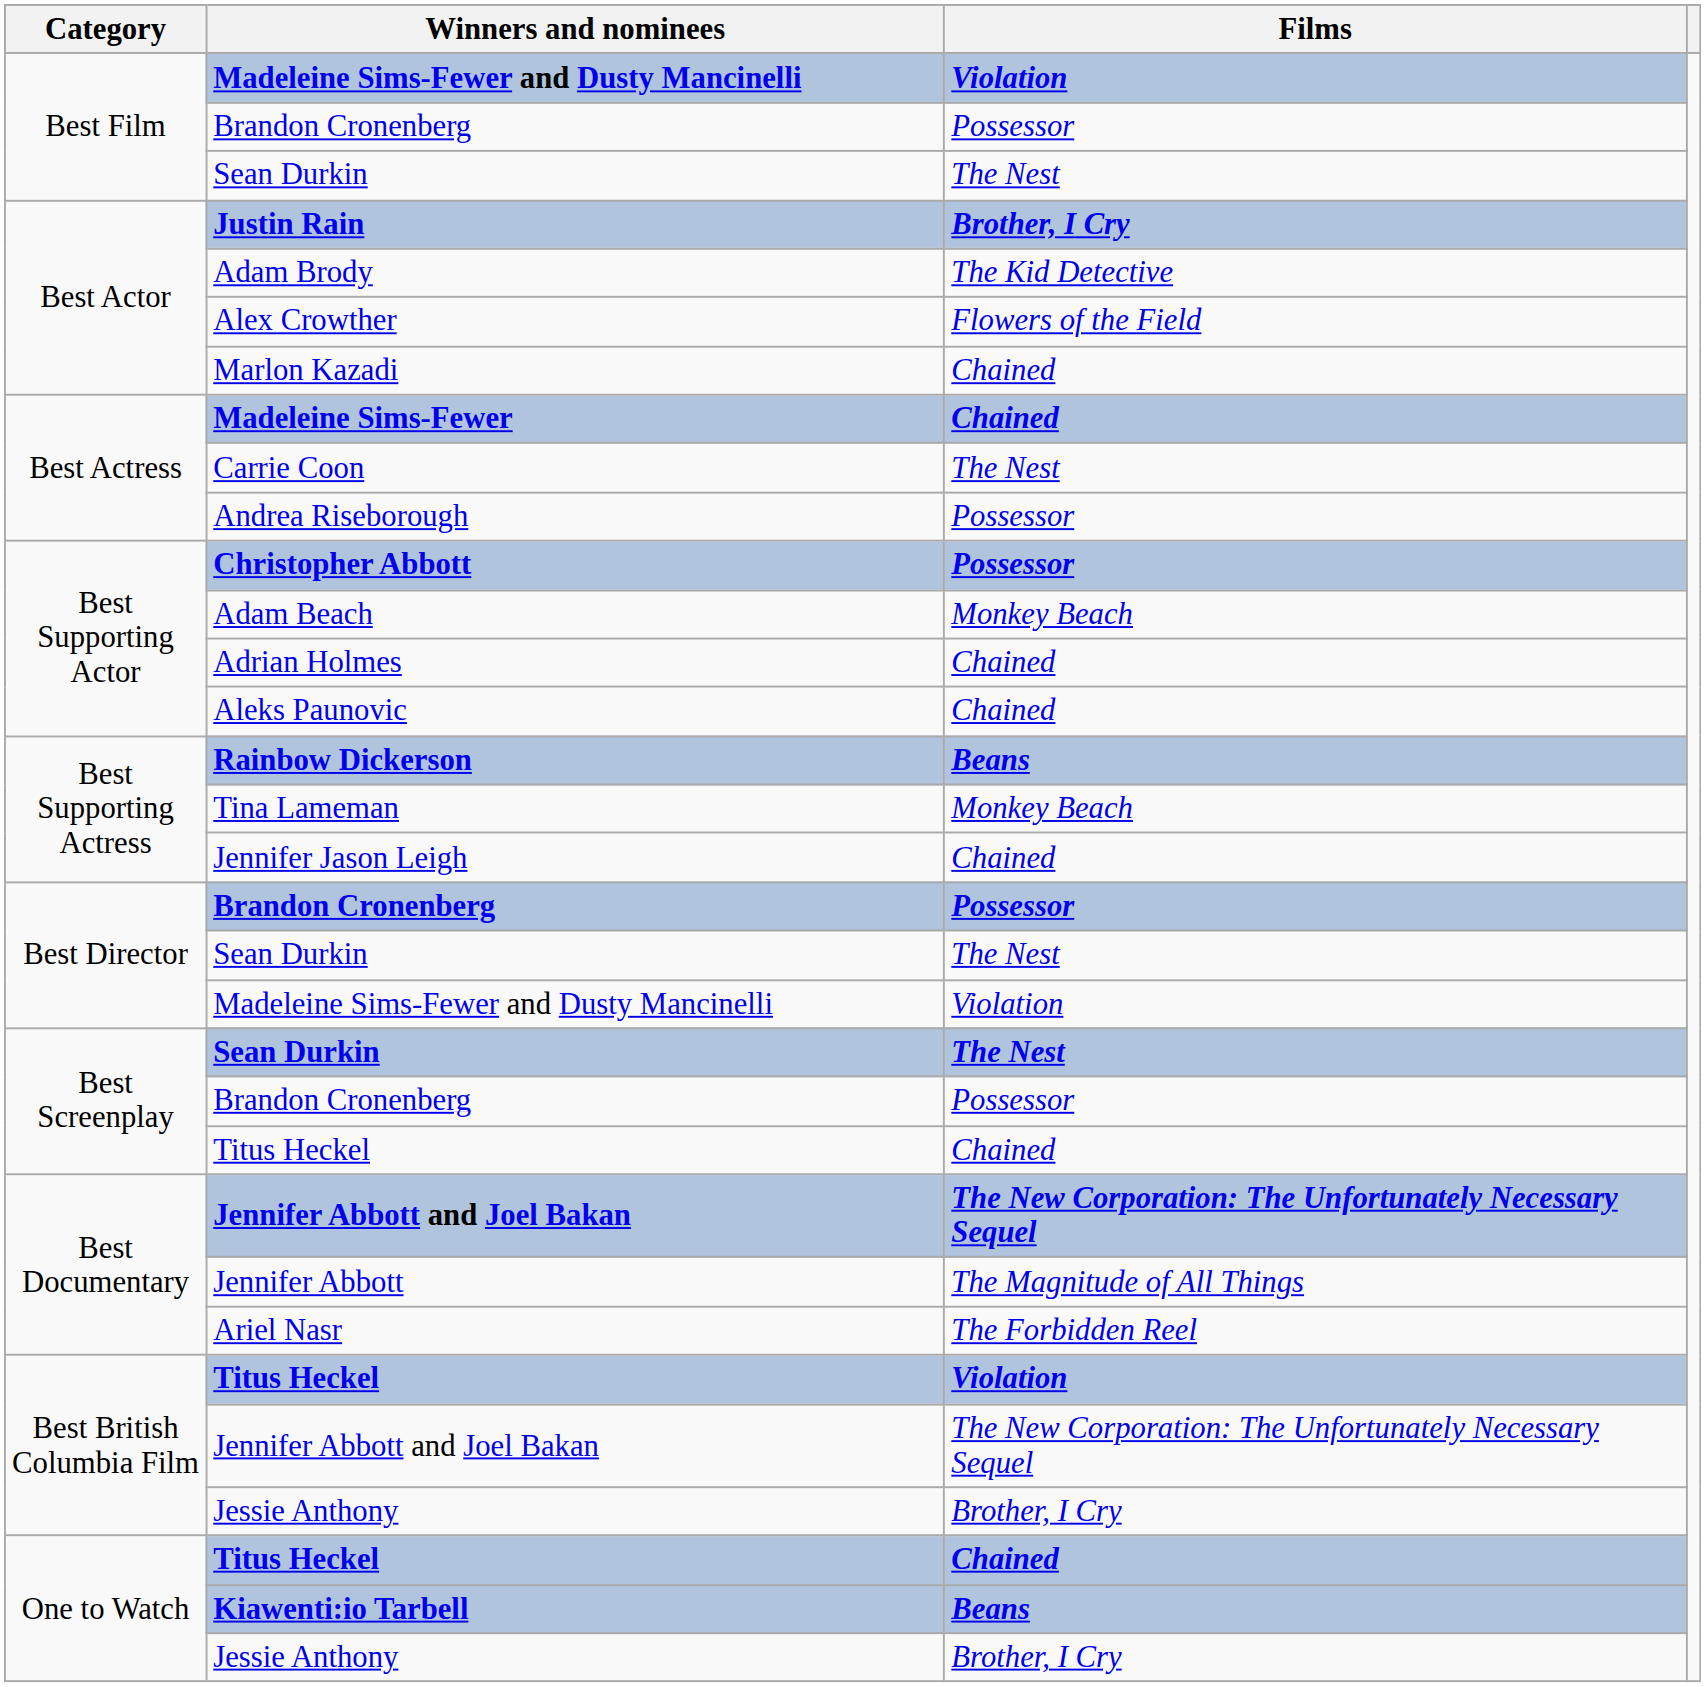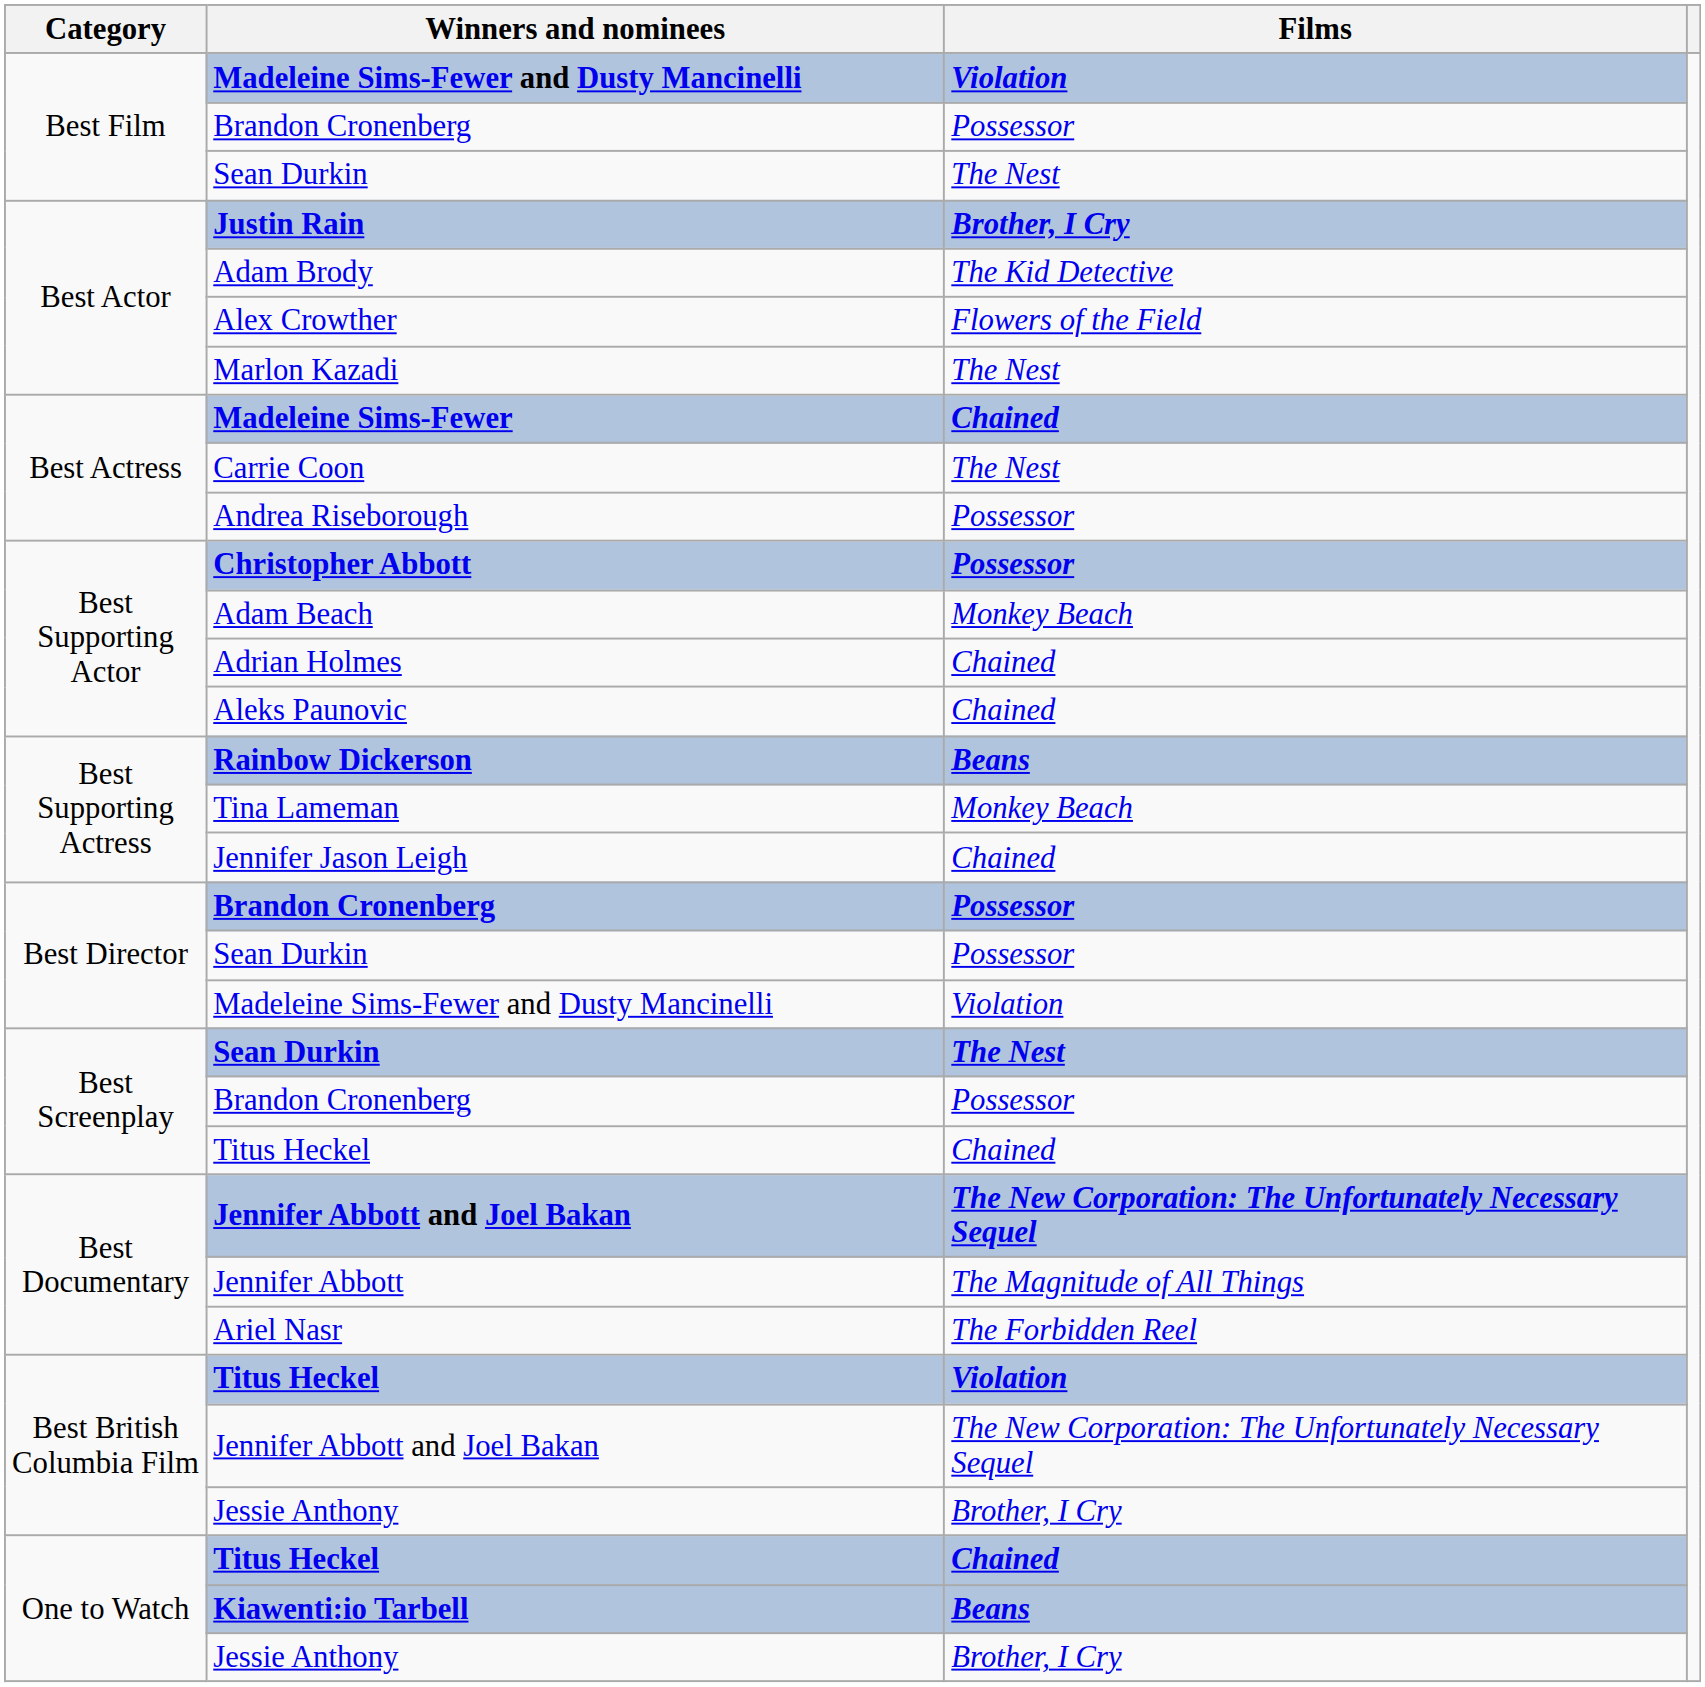(1003, 369) Chained -> (1006, 369) The Nest
(1006, 954) The Nest -> (1013, 954) Possessor
